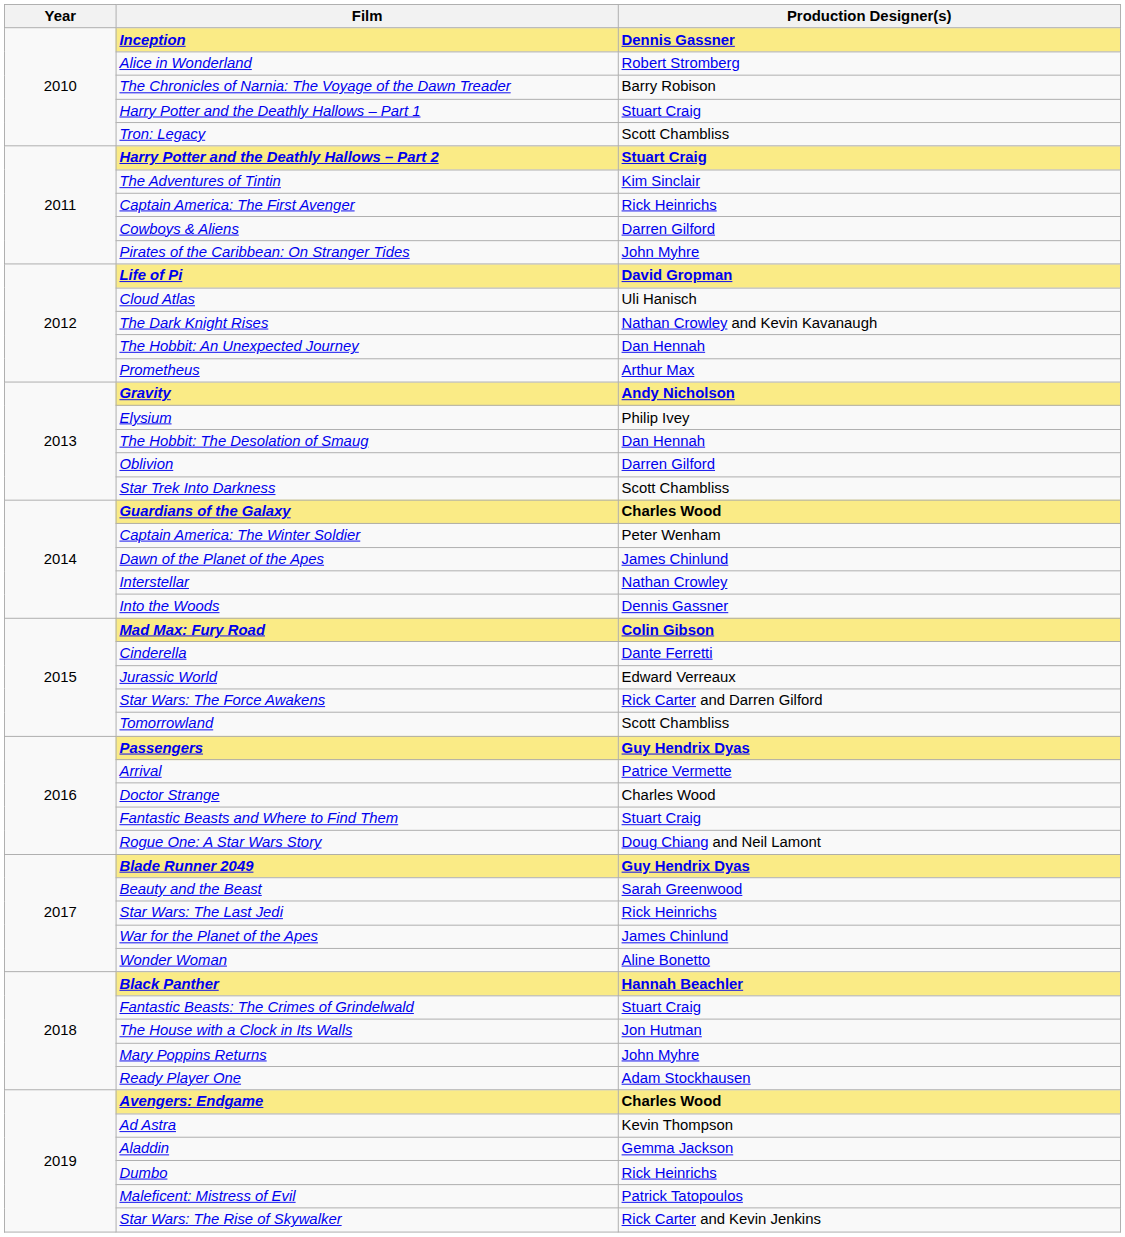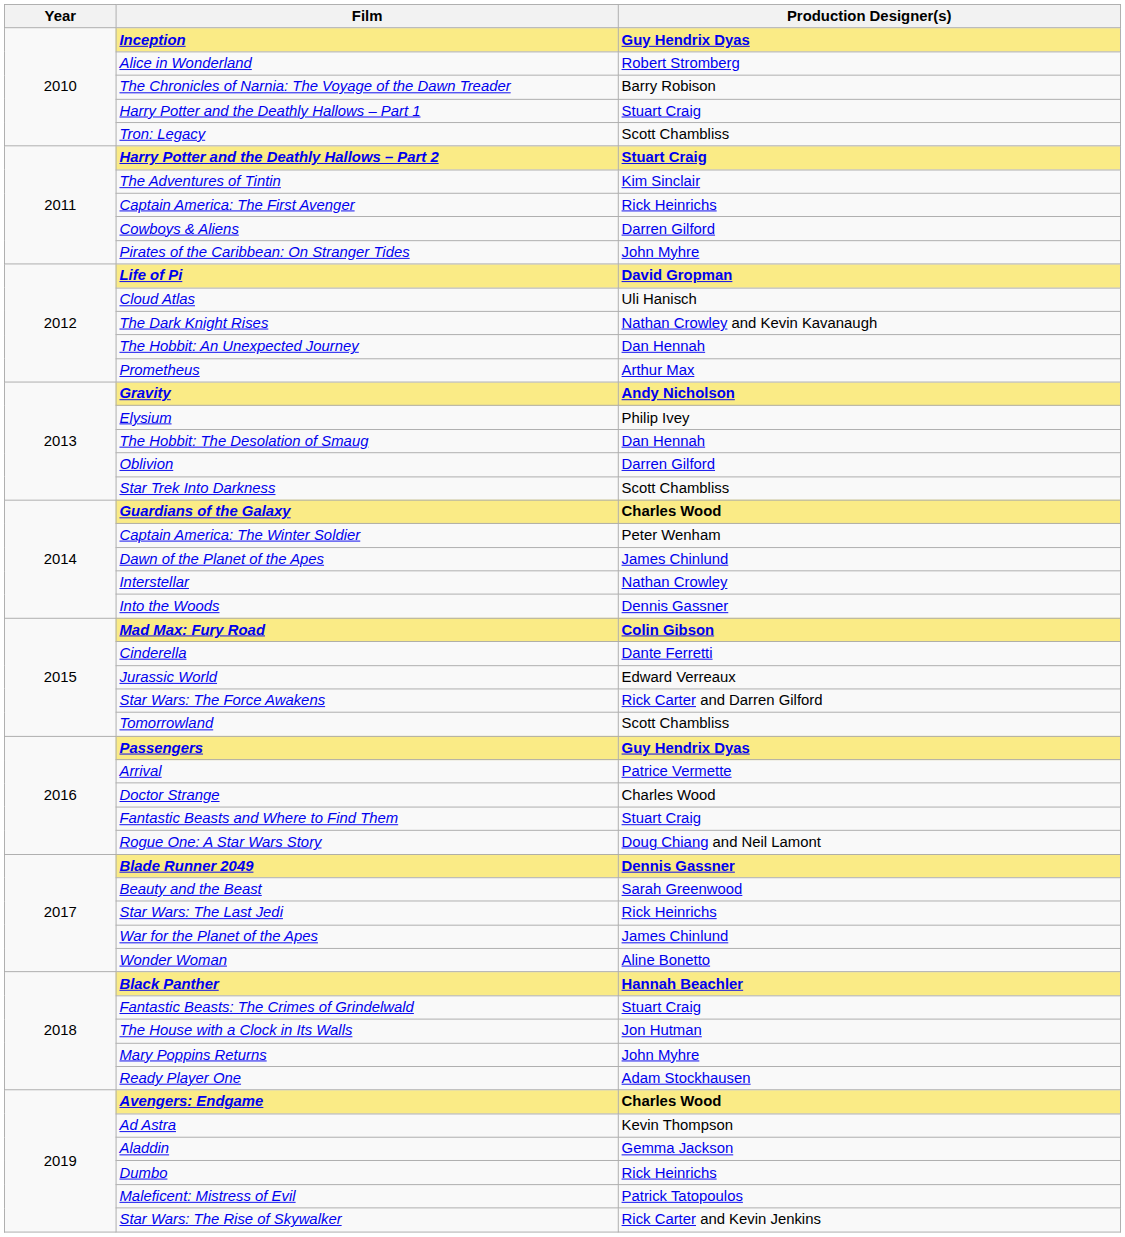(678, 39) Dennis Gassner -> (686, 39) Guy Hendrix Dyas
(686, 865) Guy Hendrix Dyas -> (678, 865) Dennis Gassner
